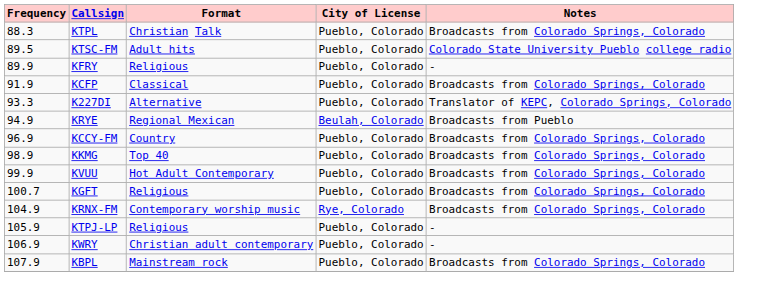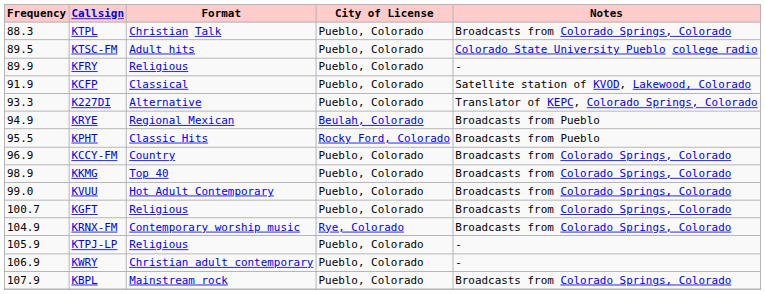(567, 85) Broadcasts from Colorado Springs, Colorado -> (603, 85) Satellite station of KVOD, Lakewood, Colorado
+ row: (85, 138)
(20, 173) 99.9 -> (20, 191) 99.0
